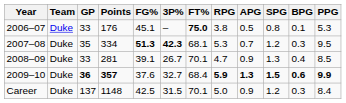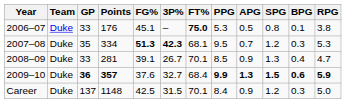columns swapped: (225, 12) <-> (328, 12)
